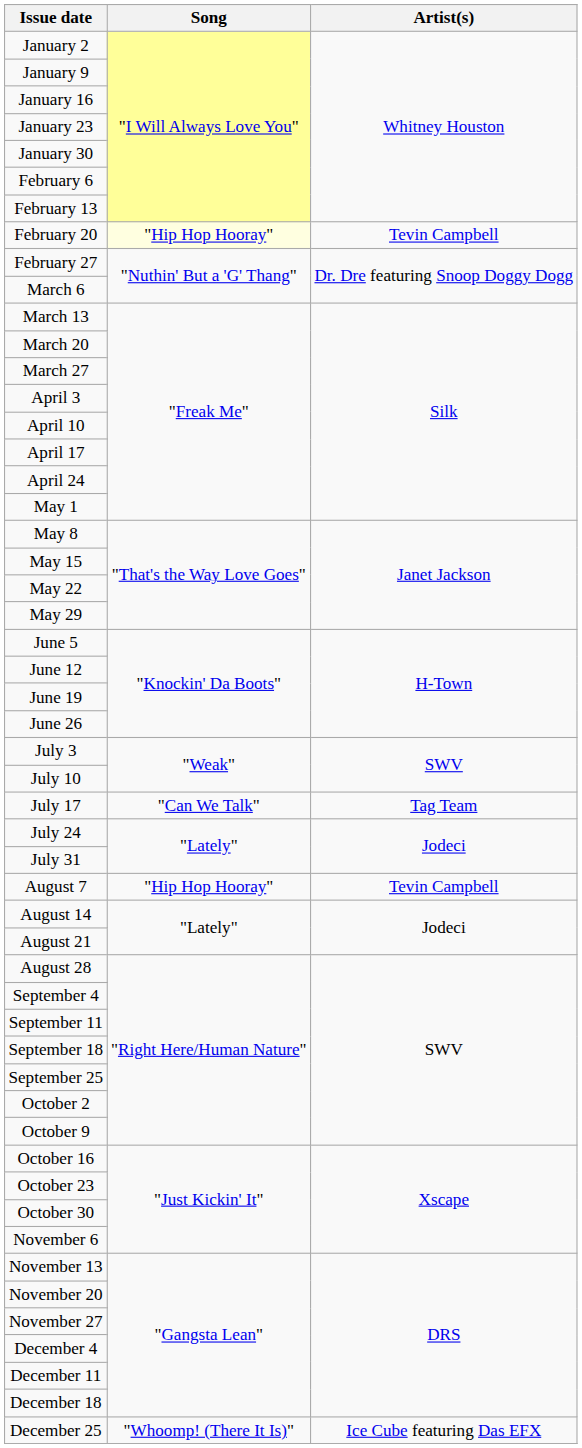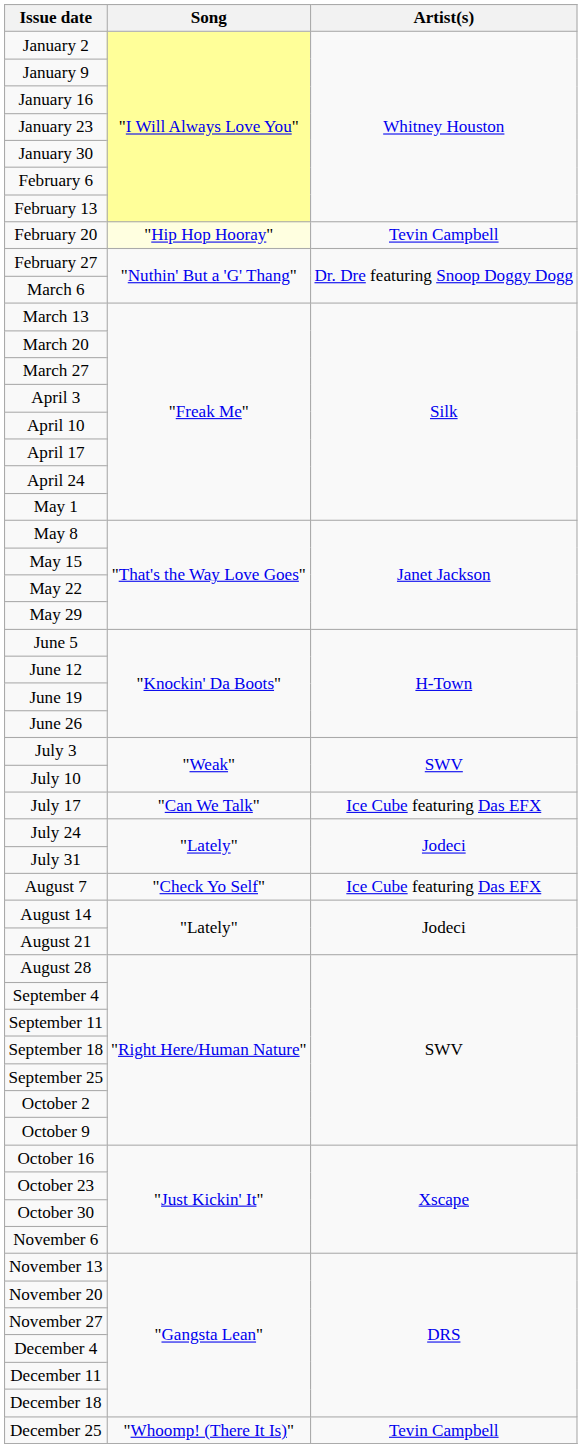(444, 805) Tag Team -> (444, 805) Ice Cube featuring Das EFX
(209, 886) "Hip Hop Hooray" -> (209, 886) "Check Yo Self"
(444, 886) Tevin Campbell -> (444, 886) Ice Cube featuring Das EFX
(444, 1429) Ice Cube featuring Das EFX -> (444, 1429) Tevin Campbell
